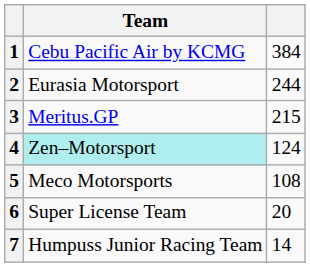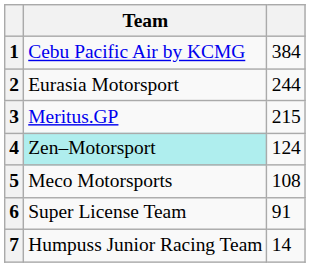(281, 212) 20 -> (281, 212) 91
